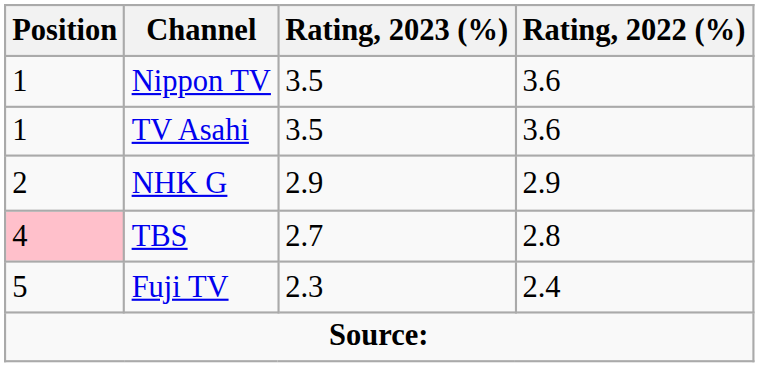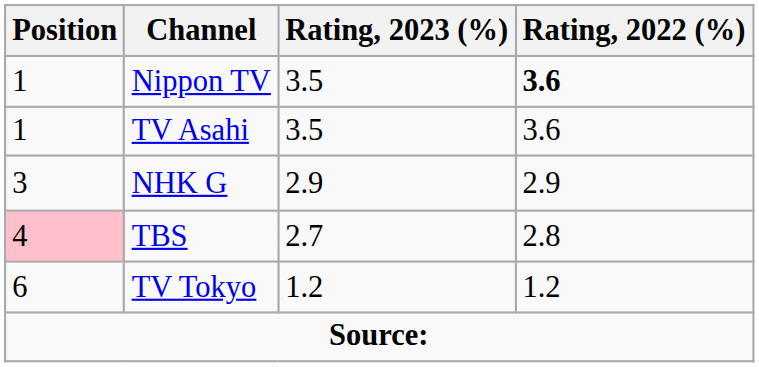(542, 80) normal -> (542, 80) bold
(20, 183) 2 -> (20, 183) 3
- row: (180, 286)
+ row: (194, 286)
